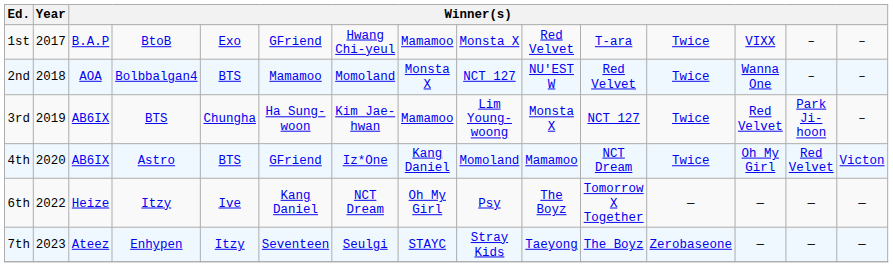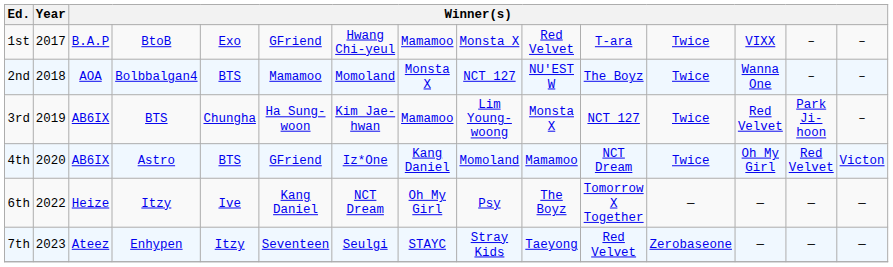(614, 77) Red Velvet -> (614, 77) The Boyz
(614, 245) The Boyz -> (614, 245) Red Velvet
